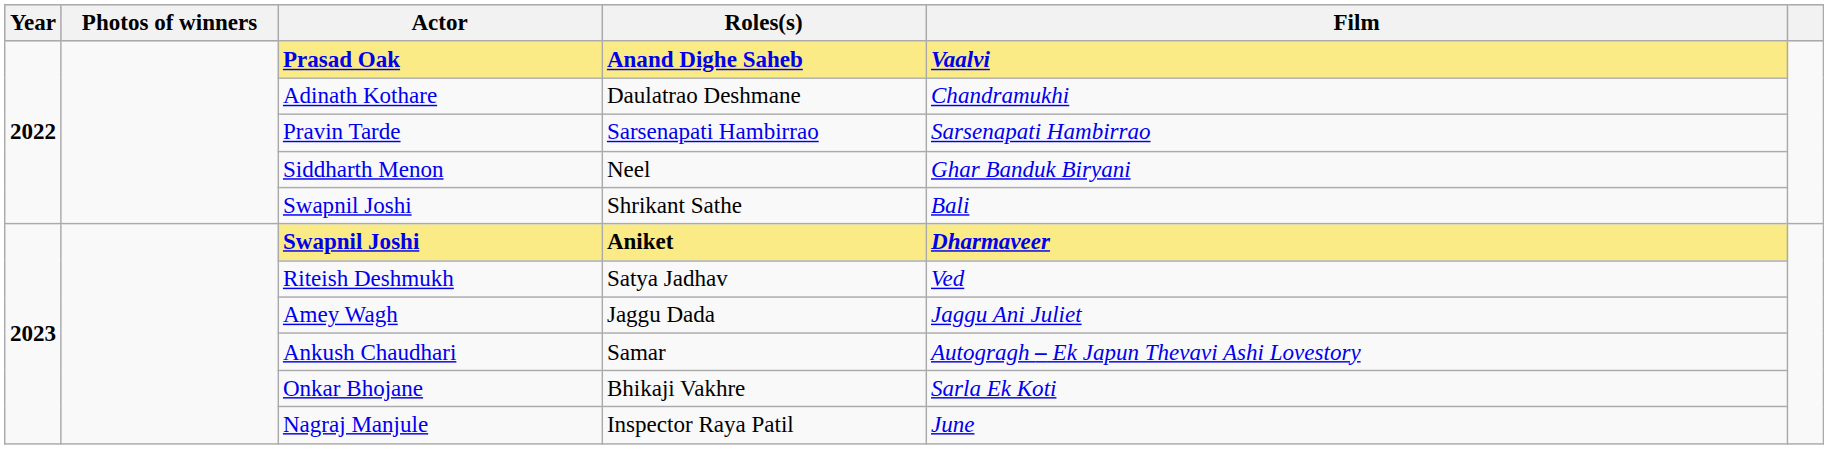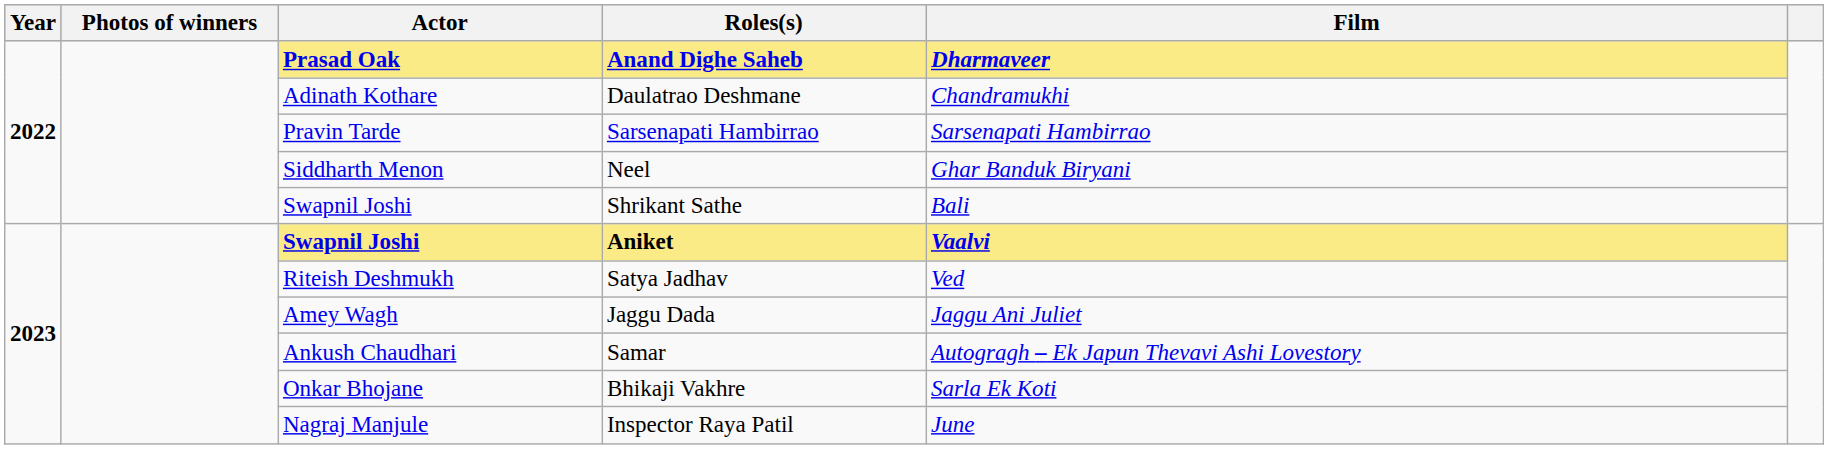(960, 59) Vaalvi -> (991, 59) Dharmaveer
(991, 242) Dharmaveer -> (960, 242) Vaalvi
